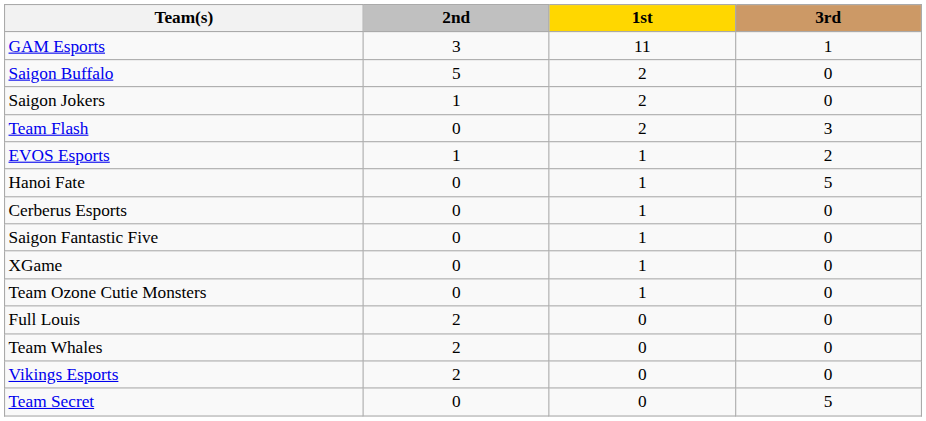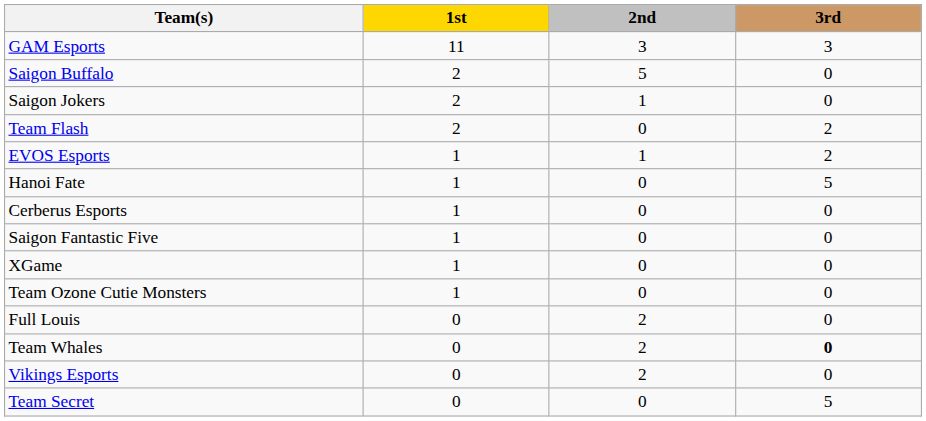columns swapped: (642, 18) <-> (456, 18)
(828, 45) 1 -> (828, 45) 3
(828, 127) 3 -> (828, 127) 2
(828, 347) normal -> (828, 347) bold
